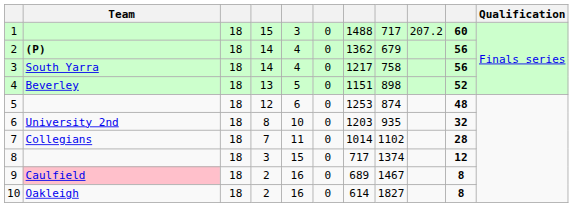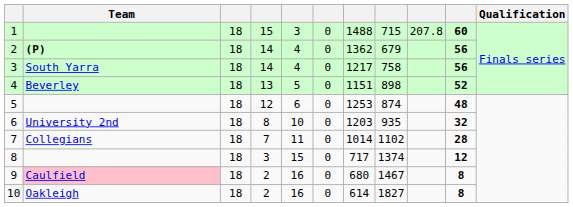(391, 31) 717 -> (391, 31) 715
(426, 31) 207.2 -> (426, 31) 207.8
(359, 176) 689 -> (359, 176) 680
